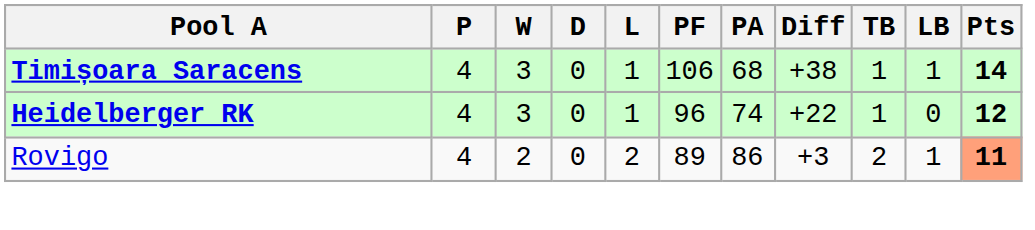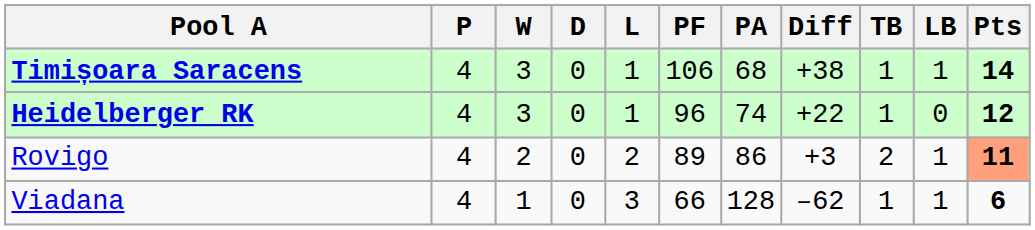+ row: (68, 202)
